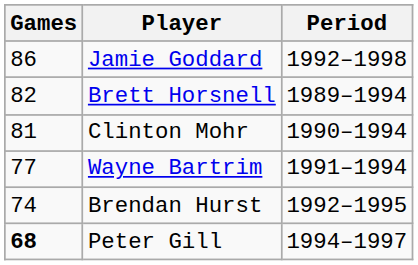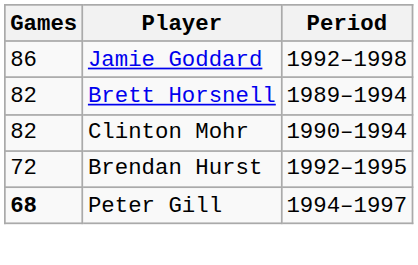(24, 132) 81 -> (24, 132) 82
- row: (175, 169)
(24, 205) 74 -> (24, 169) 72
